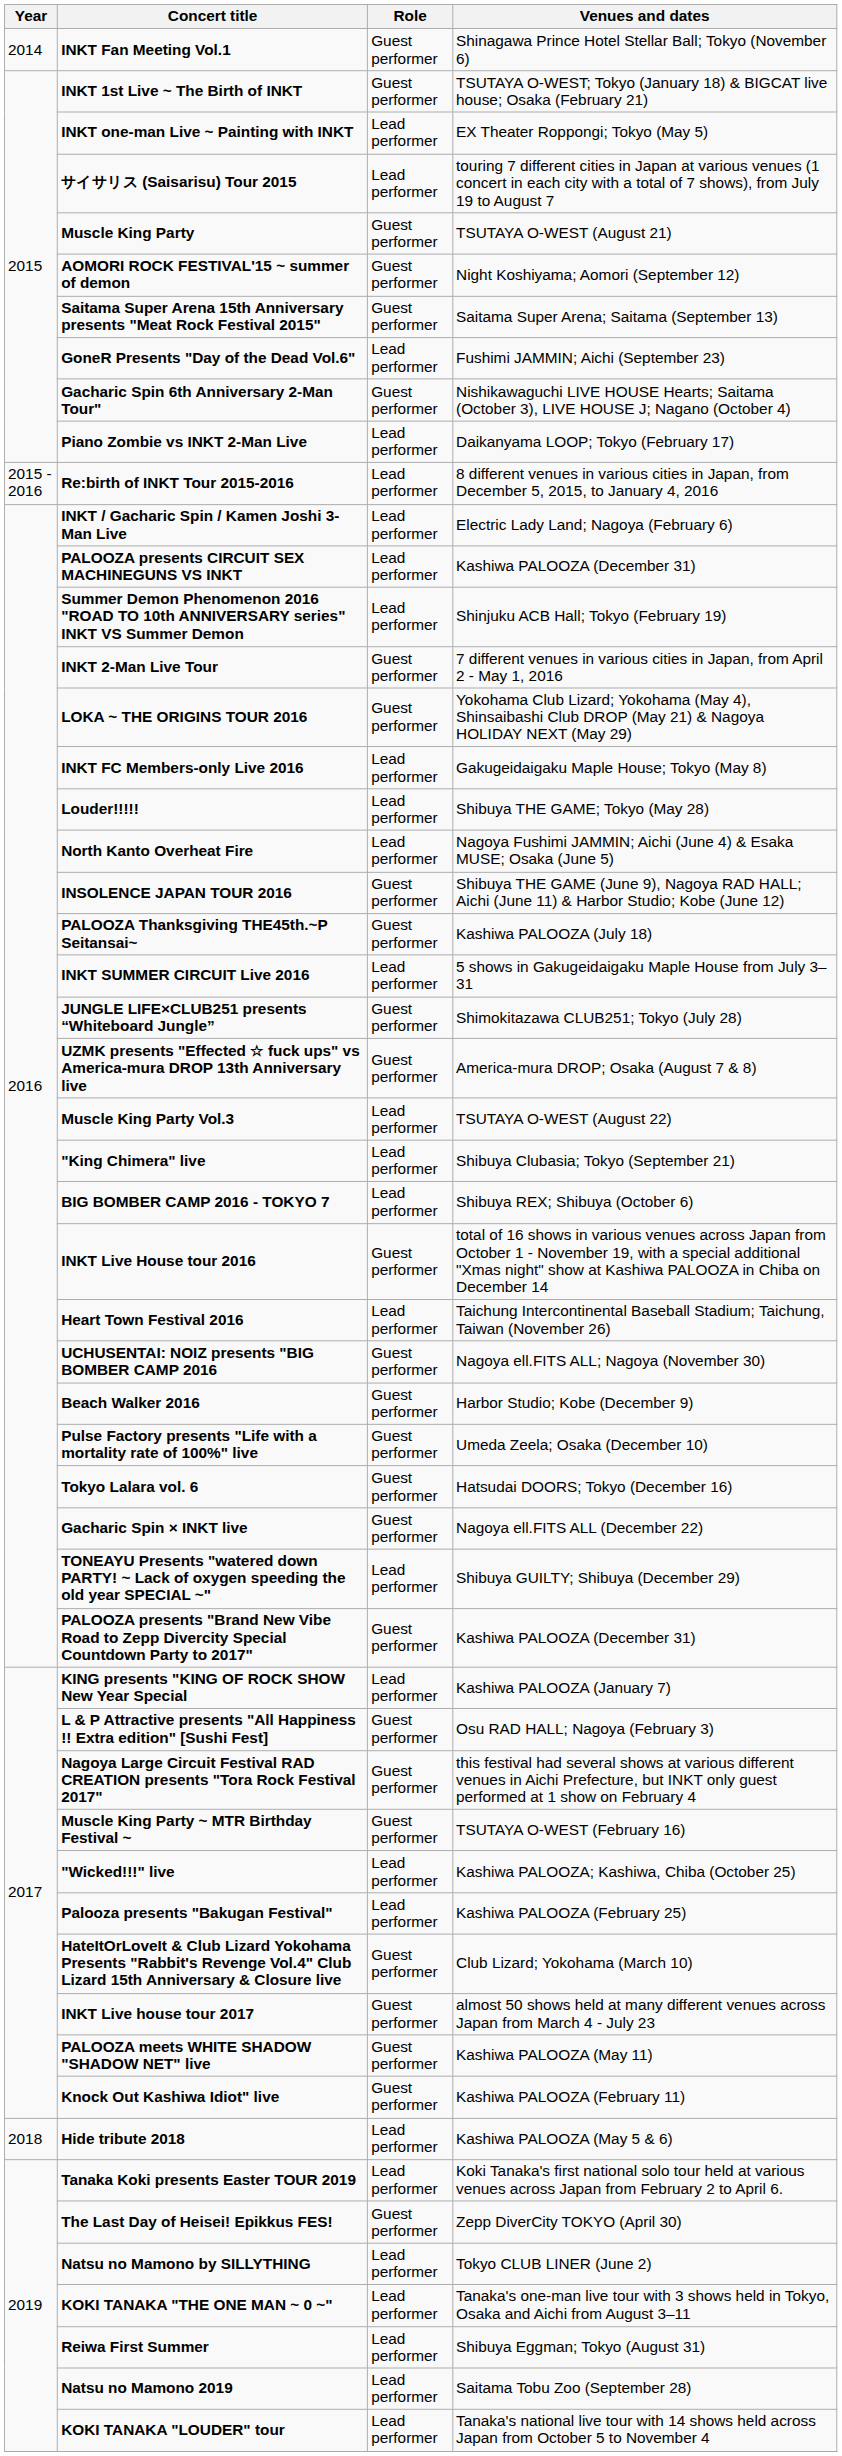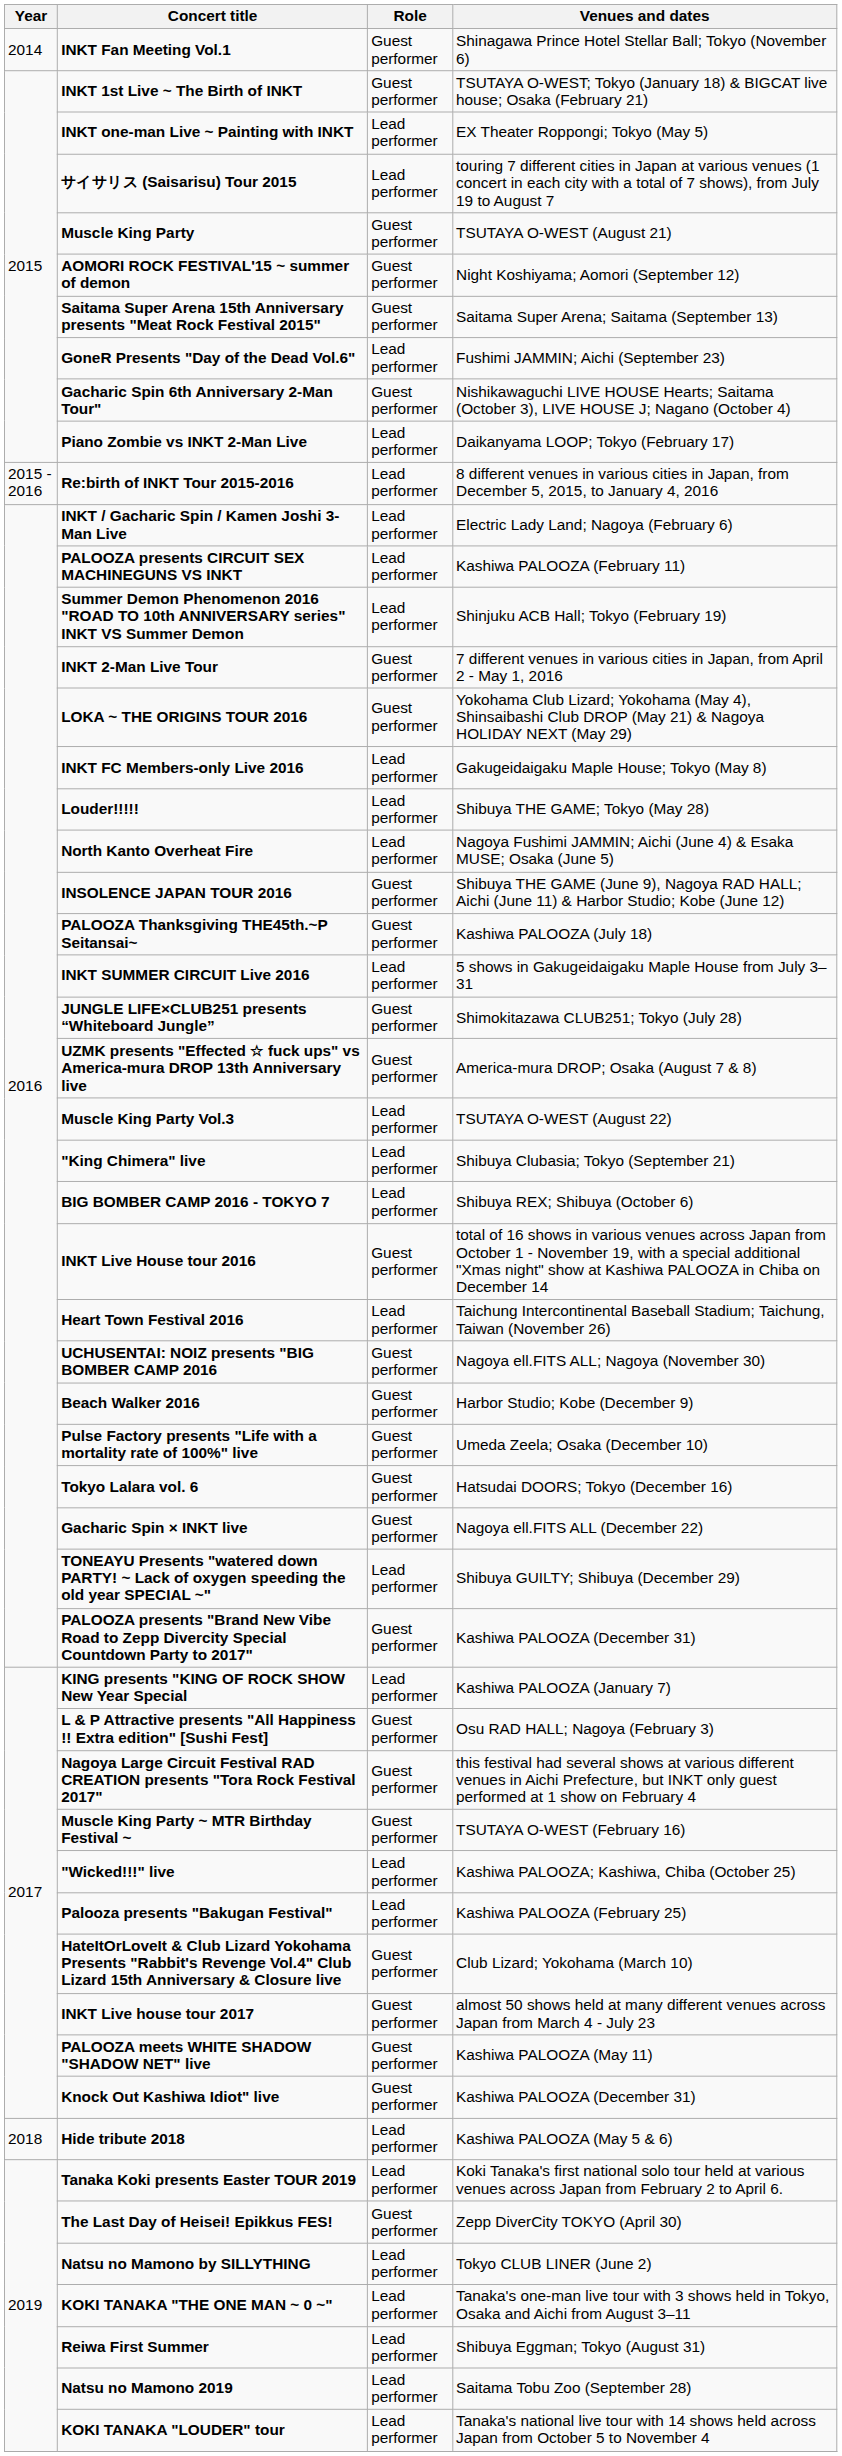(576, 566) Kashiwa PALOOZA (December 31) -> (571, 566) Kashiwa PALOOZA (February 11)
(571, 2097) Kashiwa PALOOZA (February 11) -> (576, 2097) Kashiwa PALOOZA (December 31)
